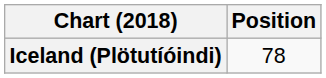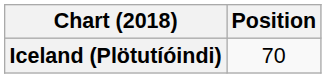(274, 55) 78 -> (274, 55) 70
